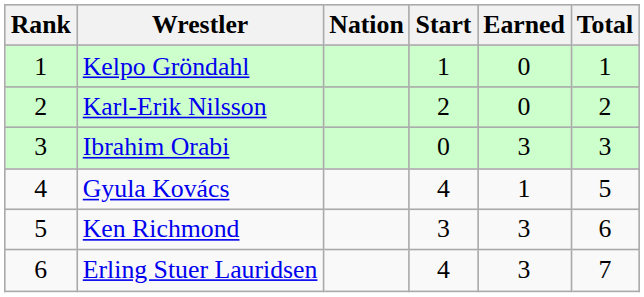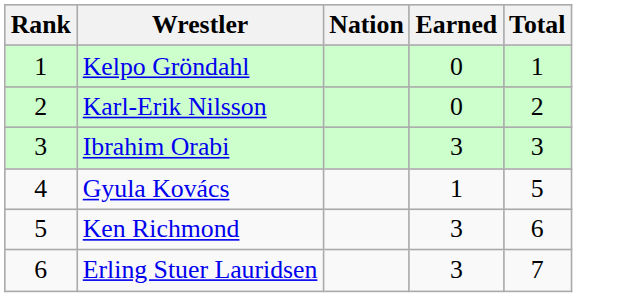- column: (444, 24)
